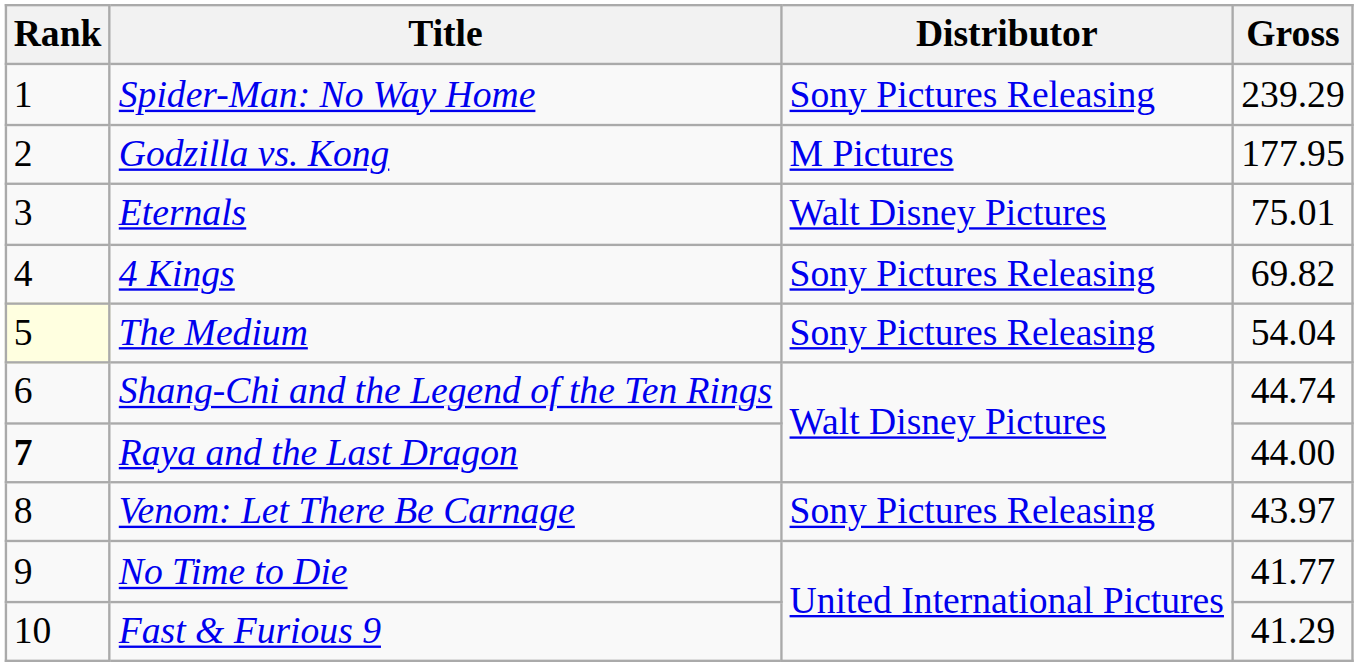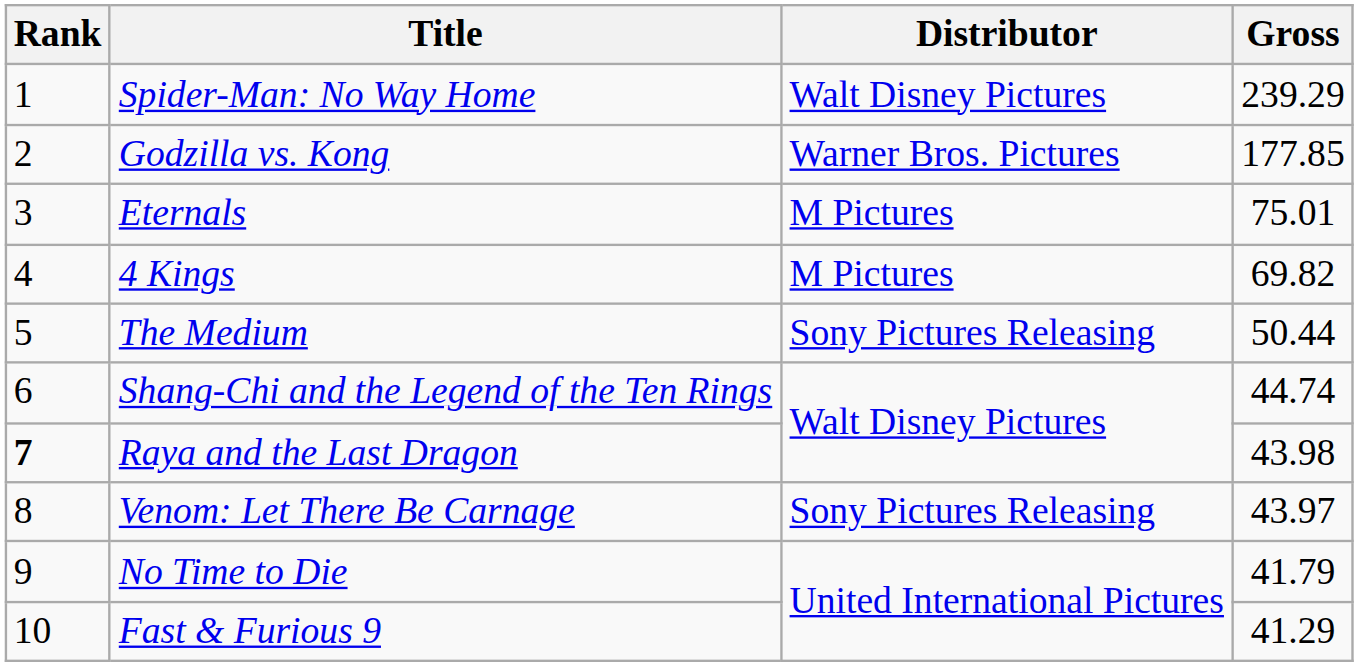(972, 93) Sony Pictures Releasing -> (948, 93) Walt Disney Pictures
(872, 153) M Pictures -> (955, 153) Warner Bros. Pictures
(1293, 153) 177.95 -> (1293, 153) 177.85
(948, 213) Walt Disney Pictures -> (872, 213) M Pictures
(972, 272) Sony Pictures Releasing -> (872, 272) M Pictures
(23, 332) lightyellow background -> (23, 332) no background
(1293, 332) 54.04 -> (1293, 332) 50.44
(1293, 451) 44.00 -> (1293, 451) 43.98
(1293, 570) 41.77 -> (1293, 570) 41.79
